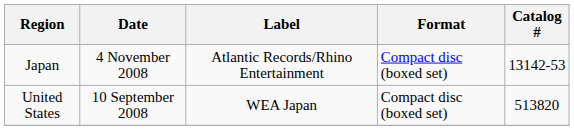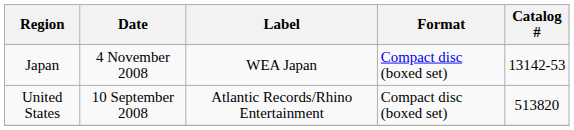(282, 65) Atlantic Records/Rhino Entertainment -> (282, 65) WEA Japan
(282, 105) WEA Japan -> (282, 105) Atlantic Records/Rhino Entertainment
